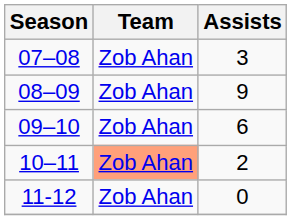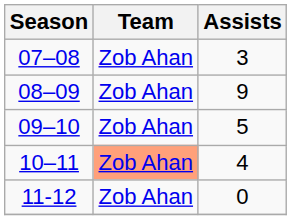(242, 127) 6 -> (242, 127) 5
(242, 162) 2 -> (242, 162) 4
